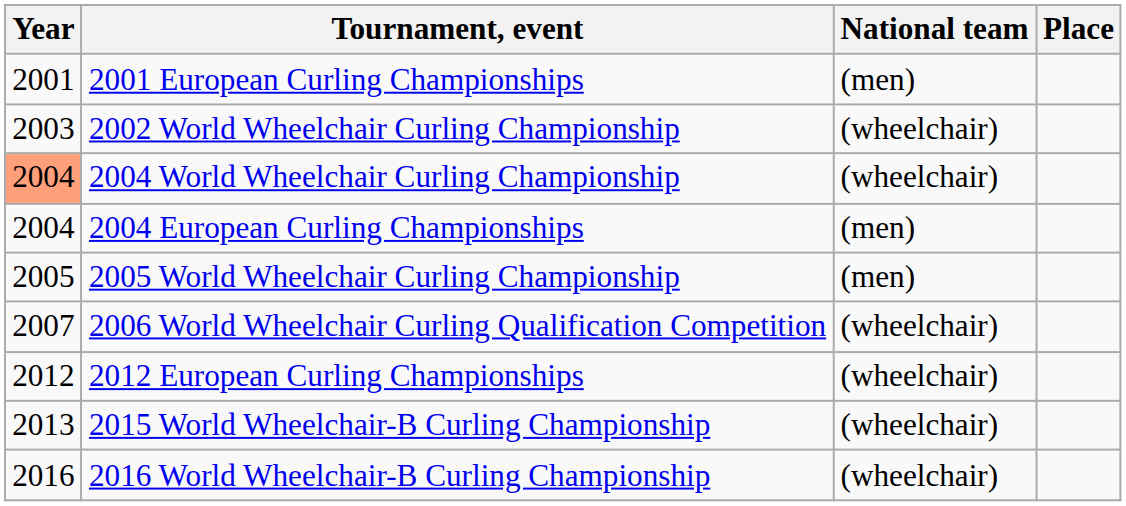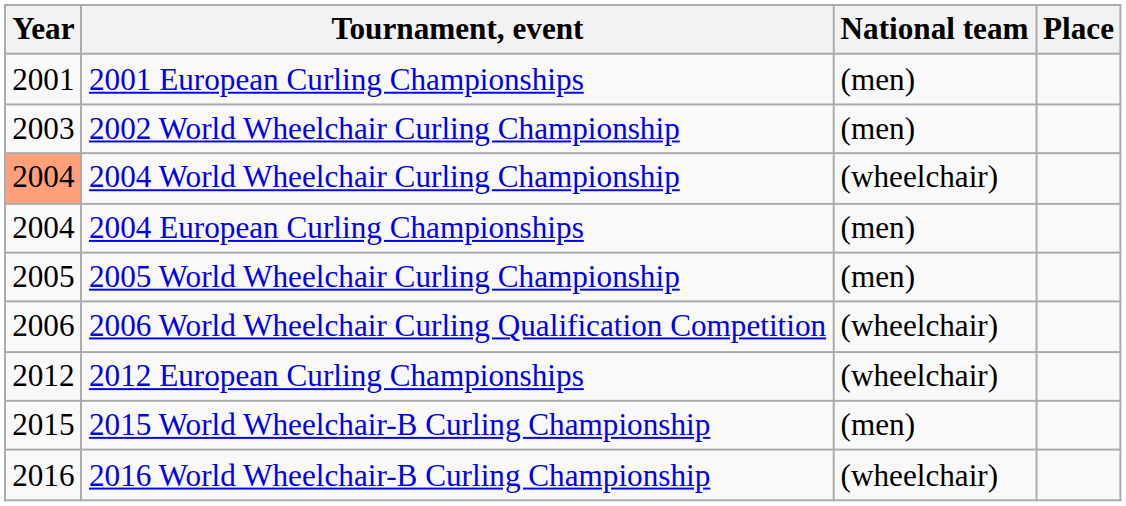(919, 128) (wheelchair) -> (878, 128) (men)
(43, 326) 2007 -> (43, 326) 2006
(43, 425) 2013 -> (43, 425) 2015
(919, 425) (wheelchair) -> (878, 425) (men)
